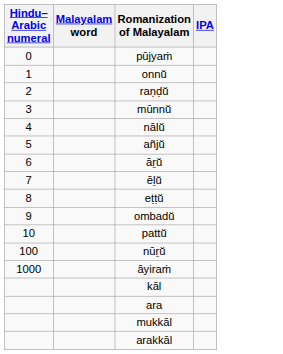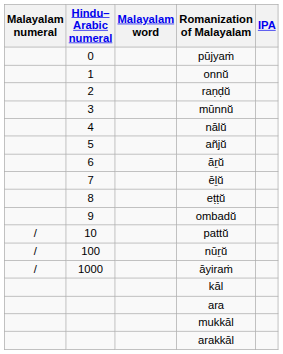+ column: (35, 25)
